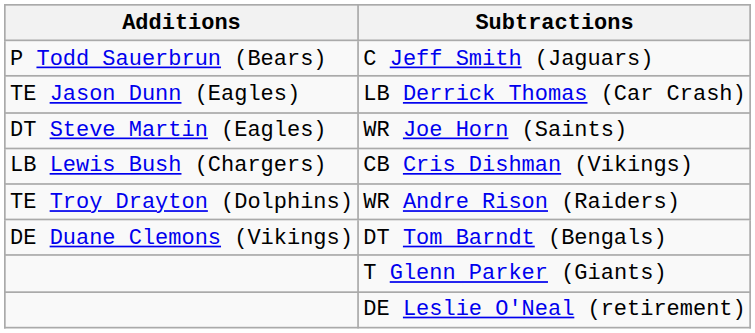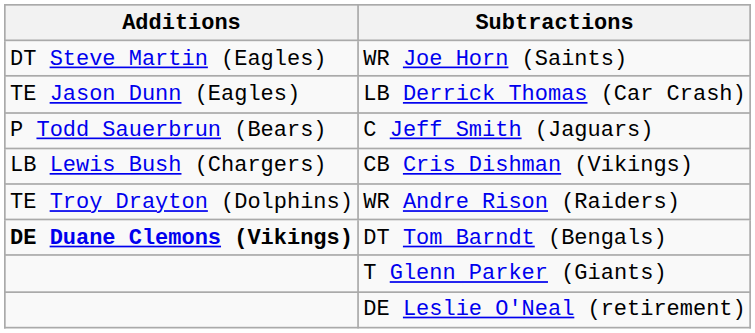rows swapped: (508, 59) <-> (495, 130)
(181, 238) normal -> (181, 238) bold
